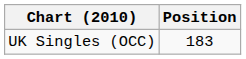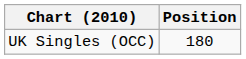(200, 42) 183 -> (200, 42) 180
